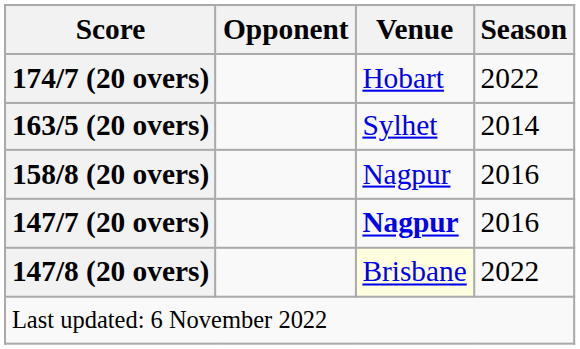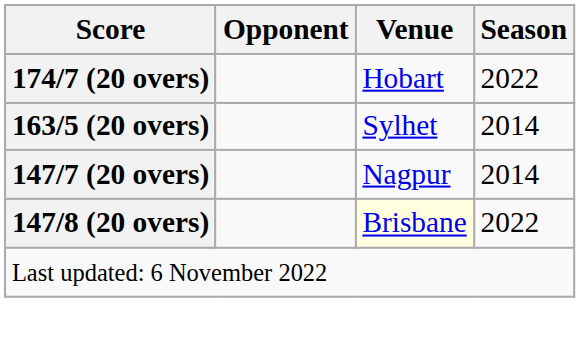- row: (111, 174)
(411, 222) bold -> (406, 174) normal
(510, 222) 2016 -> (510, 174) 2014
